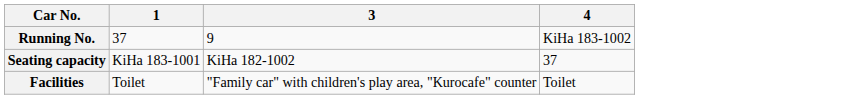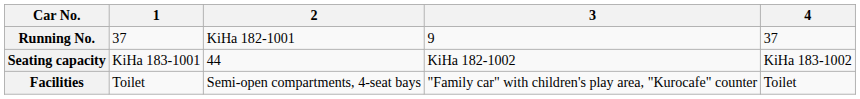+ column: (314, 15)
(587, 37) KiHa 183-1002 -> (771, 37) 37
(550, 60) 37 -> (808, 60) KiHa 183-1002
